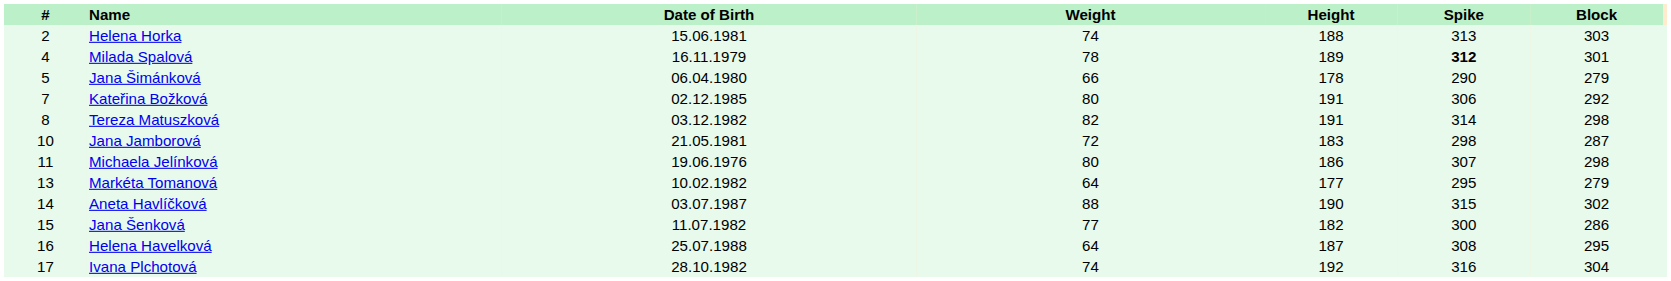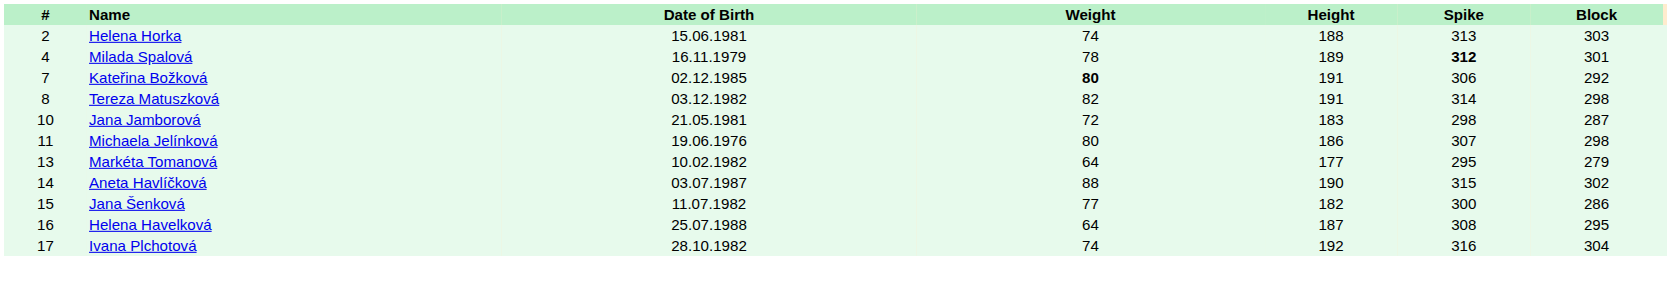- row: (145, 78)
(1090, 98) normal -> (1090, 78) bold
